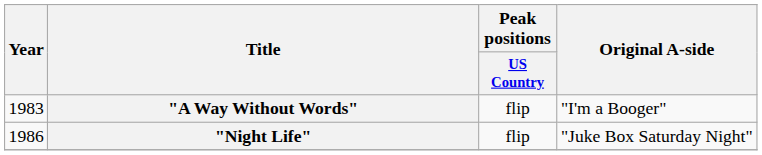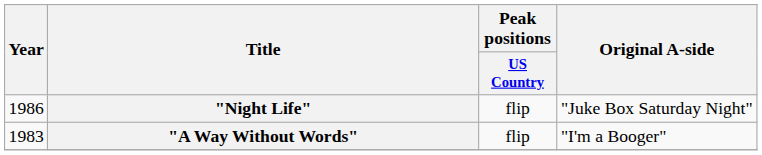rows swapped: (263, 108) <-> (263, 136)
